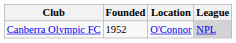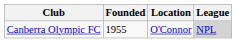(116, 29) 1952 -> (116, 29) 1955
